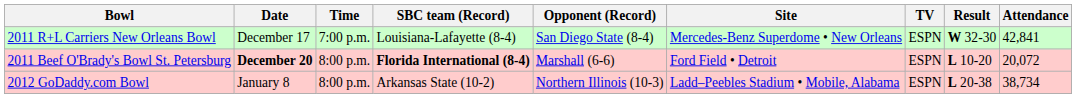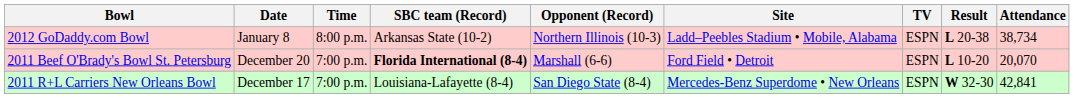rows swapped: (112, 38) <-> (78, 82)
(275, 60) bold -> (273, 60) normal
(344, 60) 8:00 p.m. -> (342, 60) 7:00 p.m.
(1021, 60) 20,072 -> (1018, 60) 20,070
